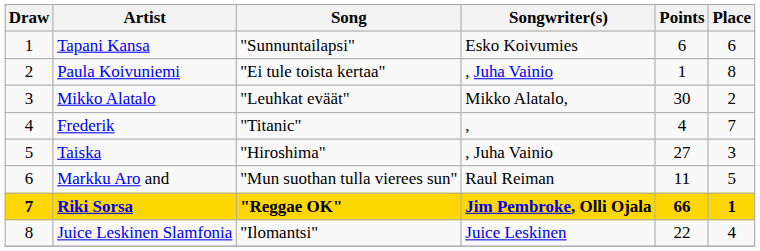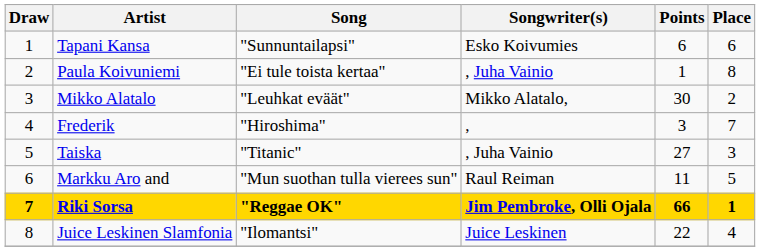(271, 125) "Titanic" -> (283, 125) "Hiroshima"
(682, 125) 4 -> (682, 125) 3
(283, 152) "Hiroshima" -> (271, 152) "Titanic"
